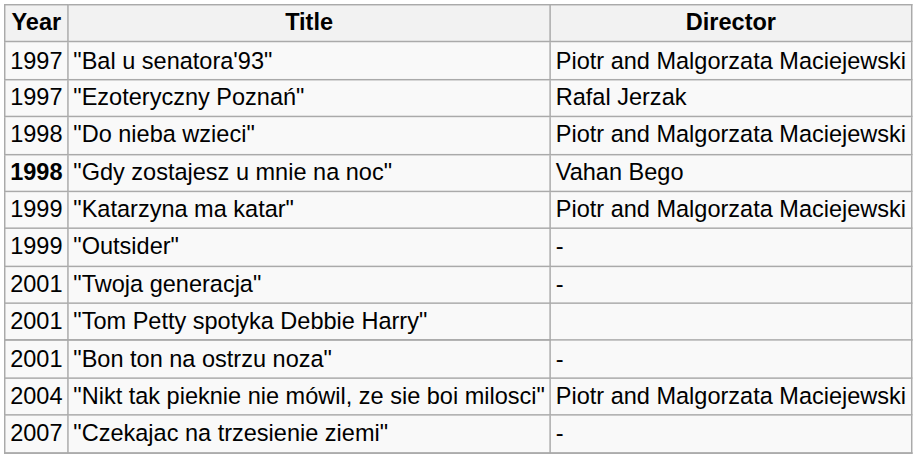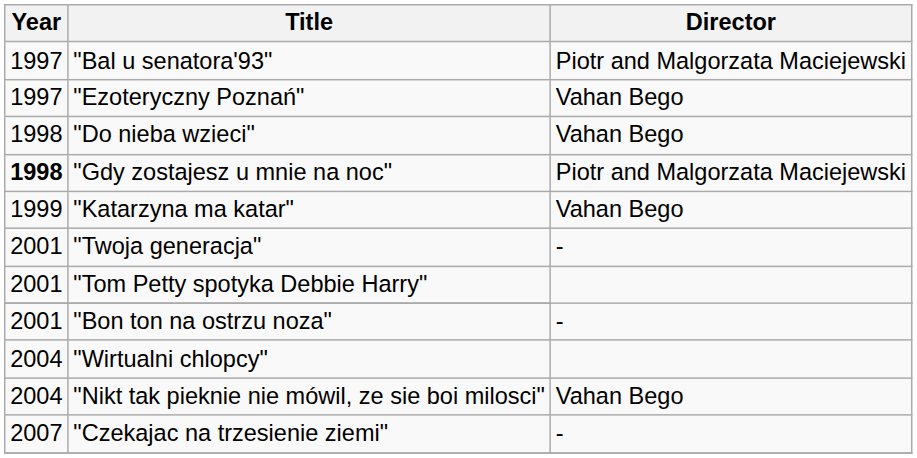(621, 97) Rafal Jerzak -> (620, 97) Vahan Bego
(731, 135) Piotr and Malgorzata Maciejewski -> (620, 135) Vahan Bego
(620, 172) Vahan Bego -> (731, 172) Piotr and Malgorzata Maciejewski
(731, 209) Piotr and Malgorzata Maciejewski -> (620, 209) Vahan Bego
- row: (126, 246)
+ row: (171, 358)
(731, 396) Piotr and Malgorzata Maciejewski -> (620, 396) Vahan Bego
